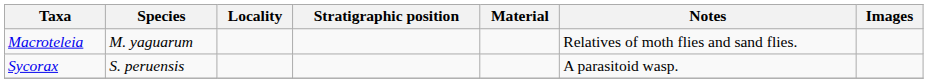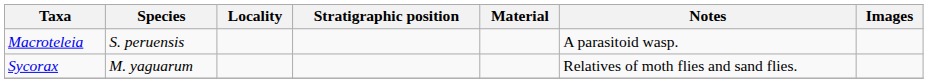(151, 41) M. yaguarum -> (147, 41) S. peruensis
(680, 41) Relatives of moth flies and sand flies. -> (621, 41) A parasitoid wasp.
(147, 66) S. peruensis -> (151, 66) M. yaguarum
(621, 66) A parasitoid wasp. -> (680, 66) Relatives of moth flies and sand flies.
